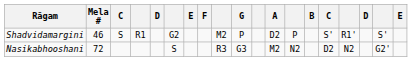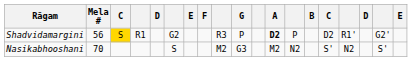(98, 35) 46 -> (98, 35) 56
(120, 35) no background -> (120, 35) gold background
(221, 35) M2 -> (221, 35) R3
(275, 35) normal -> (275, 35) bold
(329, 35) S' -> (329, 35) D2
(383, 35) S' -> (383, 35) G2'
(98, 49) 72 -> (98, 49) 70
(221, 49) R3 -> (221, 49) M2
(329, 49) D2 -> (329, 49) S'
(383, 49) G2' -> (383, 49) S'
